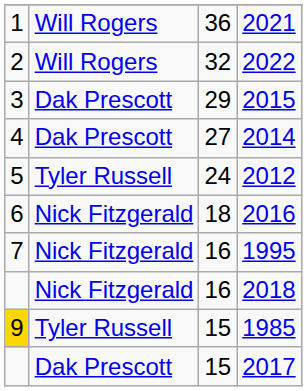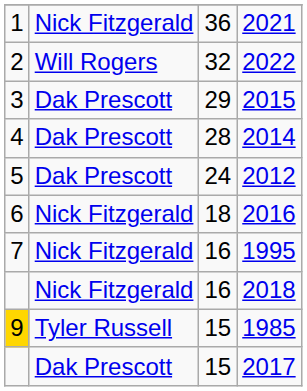(96, 23) Will Rogers -> (114, 23) Nick Fitzgerald
(218, 137) 27 -> (218, 137) 28
(103, 175) Tyler Russell -> (103, 175) Dak Prescott
